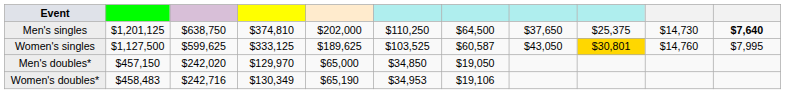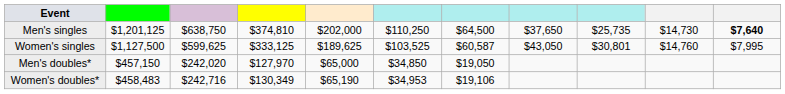(611, 30) $25,375 -> (611, 30) $25,735
(611, 47) gold background -> (611, 47) no background
(272, 64) $129,970 -> (272, 64) $127,970
